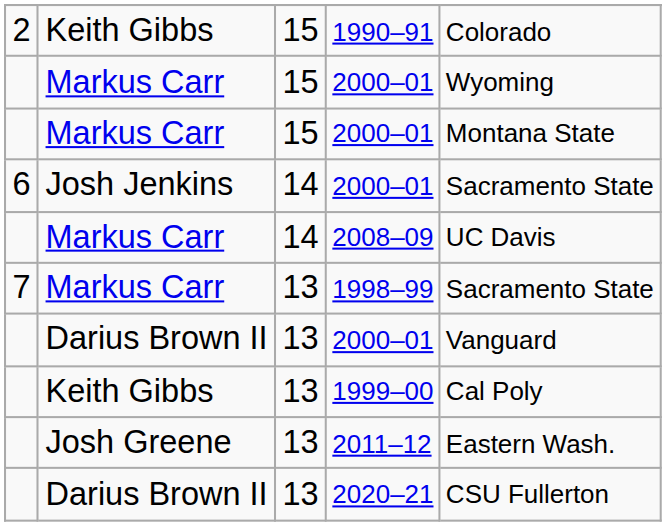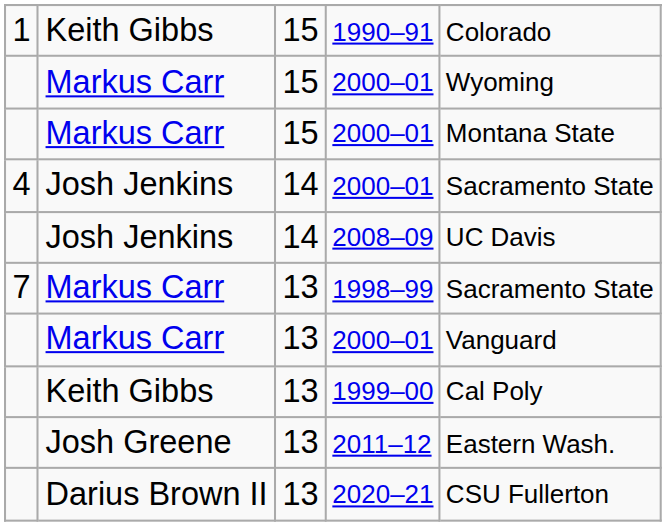(22, 30) 2 -> (22, 30) 1
(22, 184) 6 -> (22, 184) 4
(135, 236) Markus Carr -> (139, 236) Josh Jenkins
(157, 339) Darius Brown II -> (135, 339) Markus Carr
